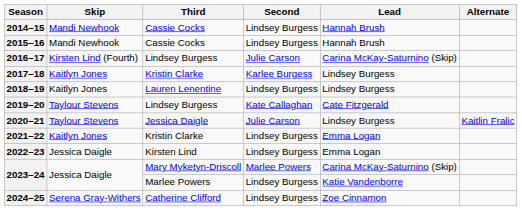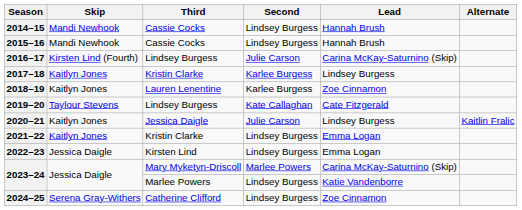(282, 89) Lindsey Burgess -> (279, 89) Karlee Burgess
(358, 89) Lindsey Burgess -> (354, 89) Zoe Cinnamon
(84, 120) Taylour Stevens -> (78, 120) Kaitlyn Jones
